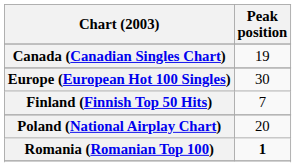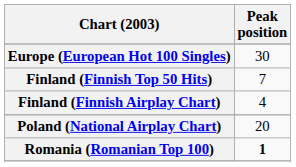- row: (119, 56)
+ row: (119, 102)
